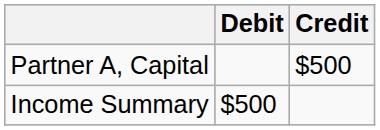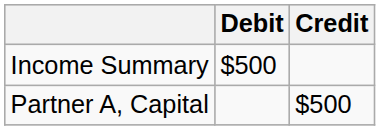rows swapped: (110, 64) <-> (110, 104)
